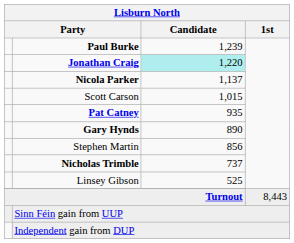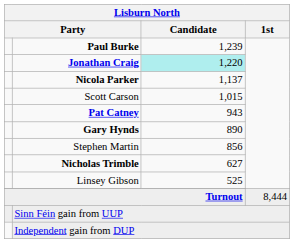(235, 113) 935 -> (235, 113) 943
(235, 163) 737 -> (235, 163) 627
(275, 197) 8,443 -> (275, 197) 8,444
